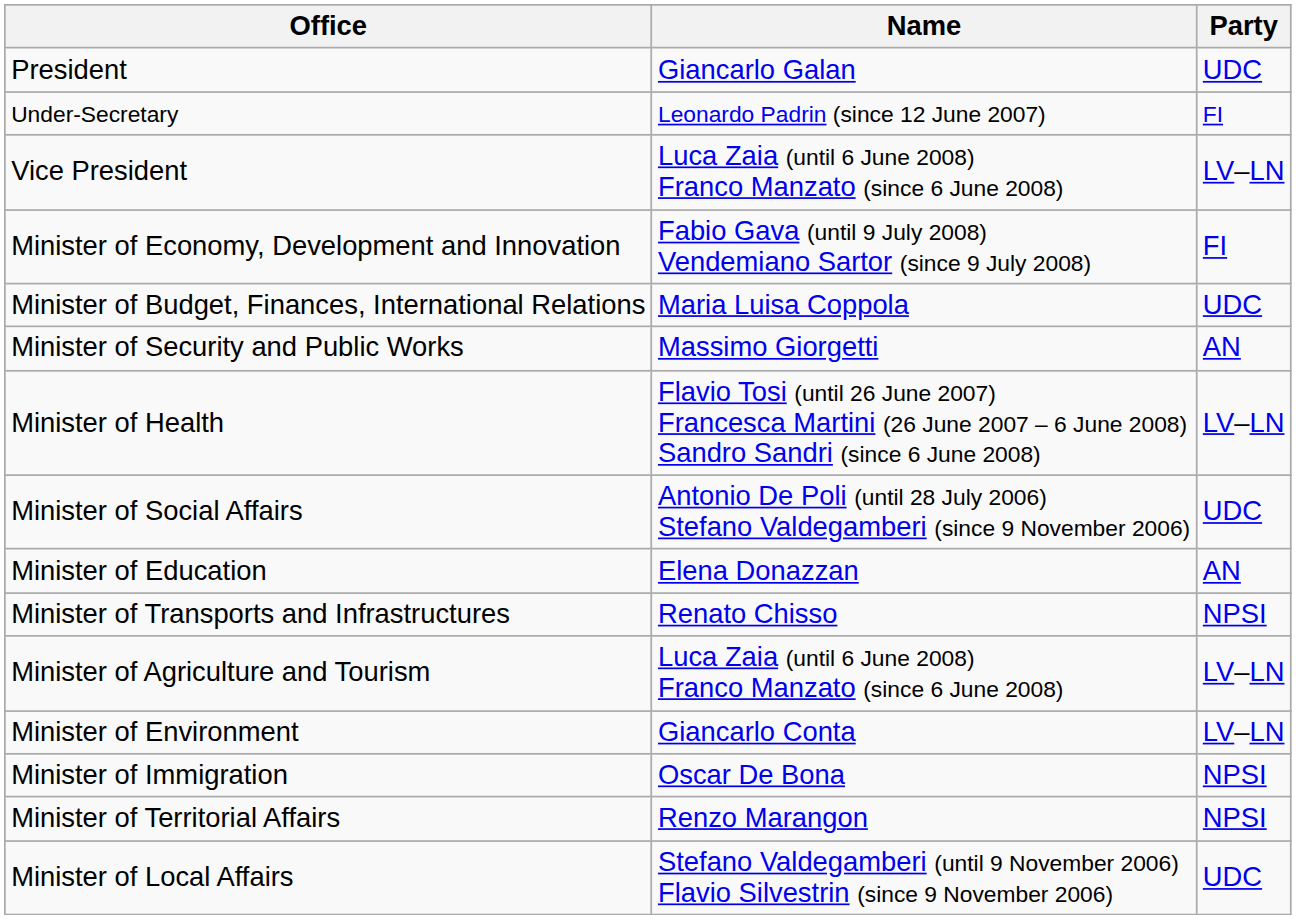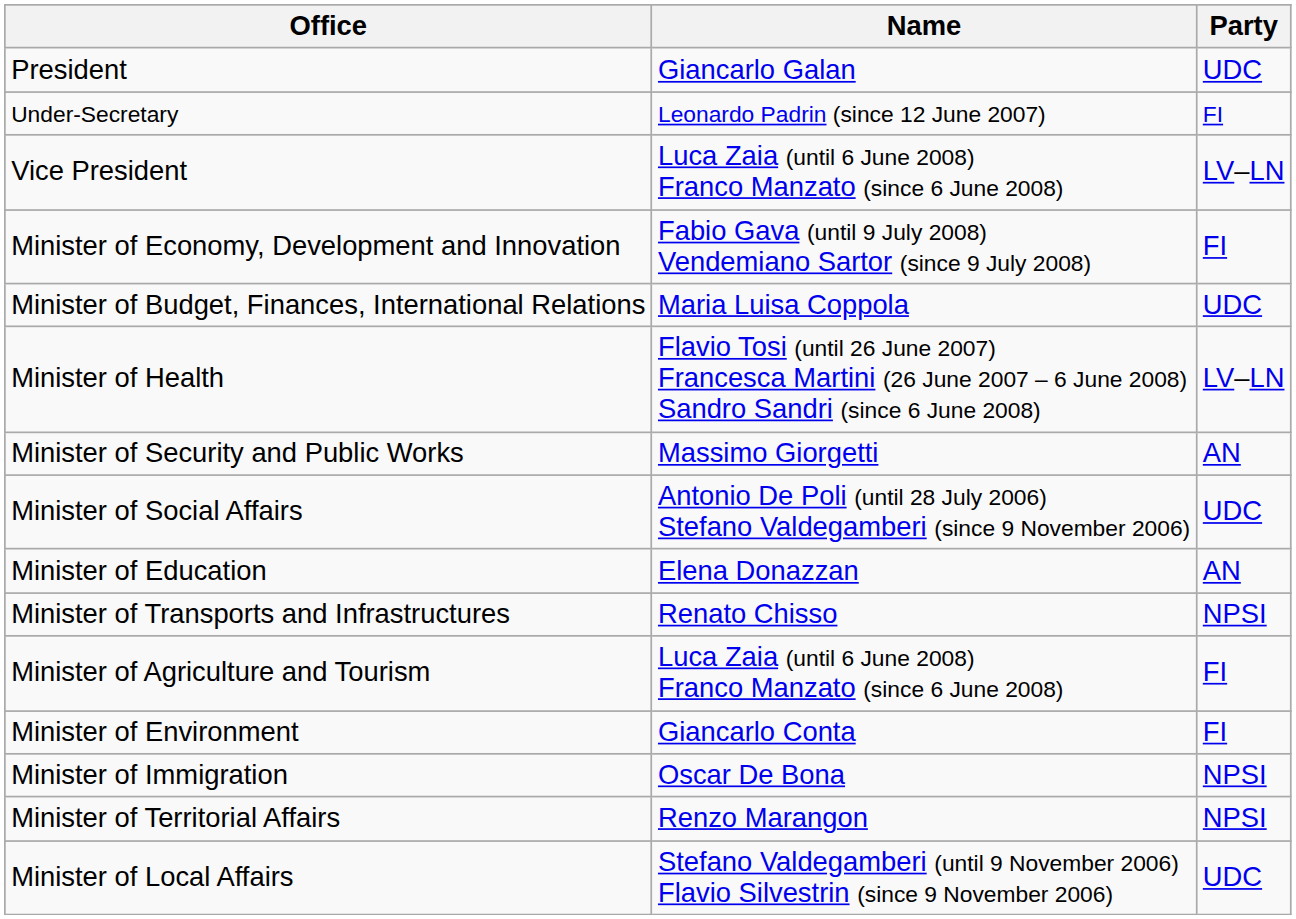rows swapped: (118, 422) <-> (237, 348)
(1244, 672) LV–LN -> (1215, 672) FI
(1244, 731) LV–LN -> (1215, 731) FI
